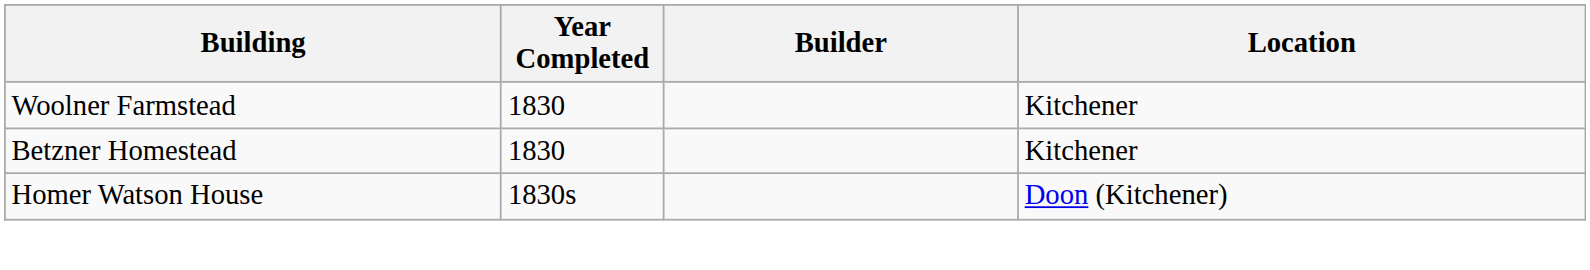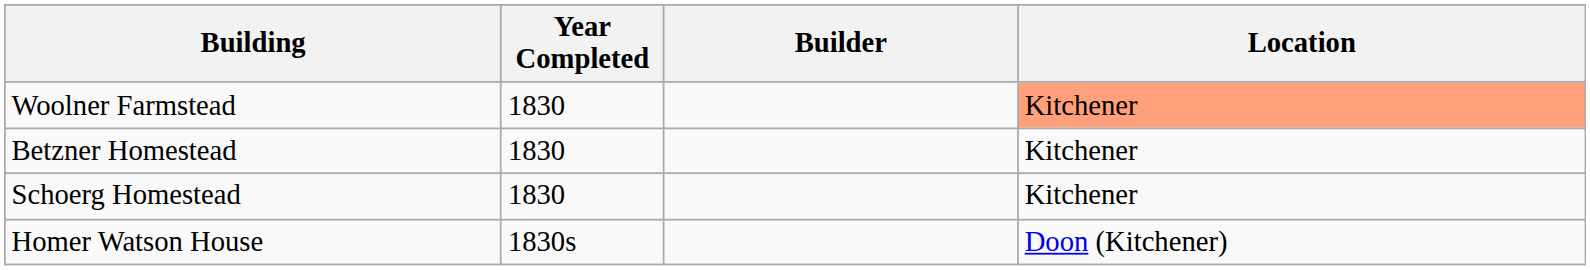(1081, 104) no background -> (1081, 104) lightsalmon background
+ row: (126, 195)
